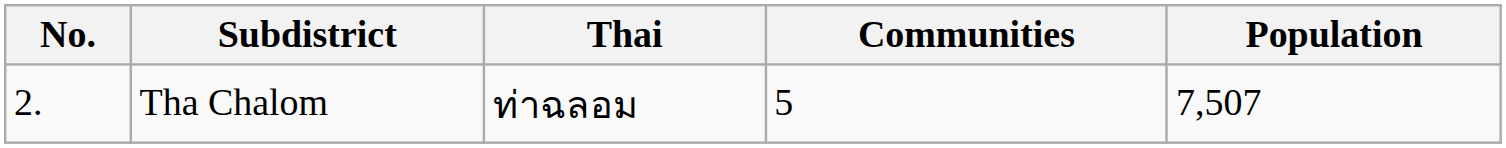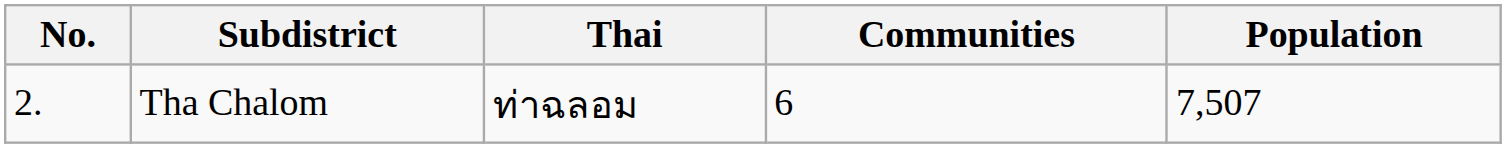(784, 103) 5 -> (784, 103) 6
